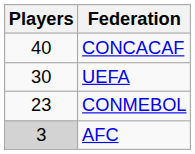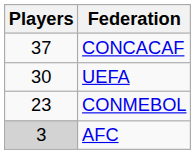(41, 47) 40 -> (41, 47) 37
